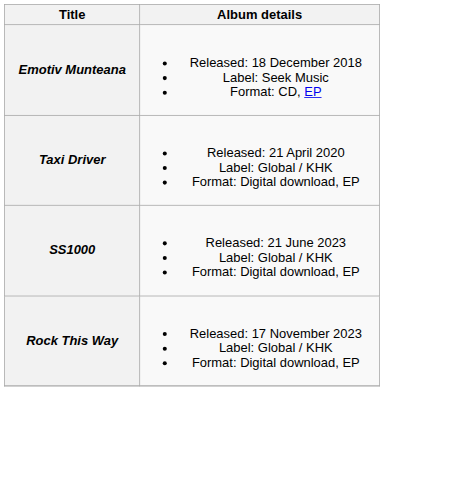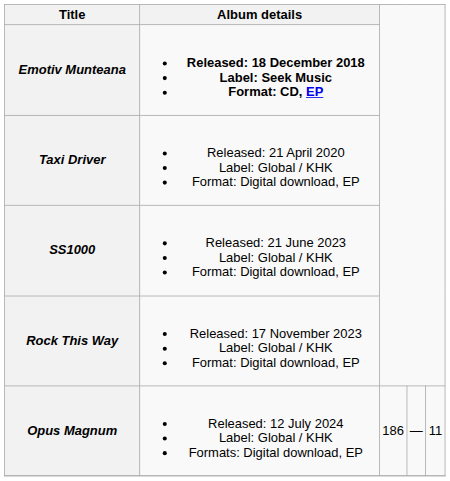(260, 77) normal -> (260, 77) bold
+ row: (72, 431)
